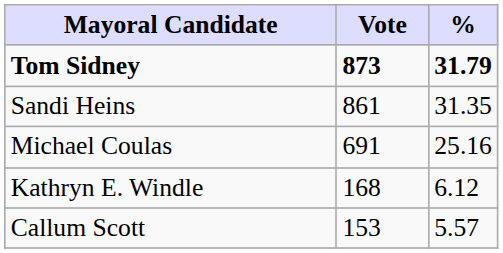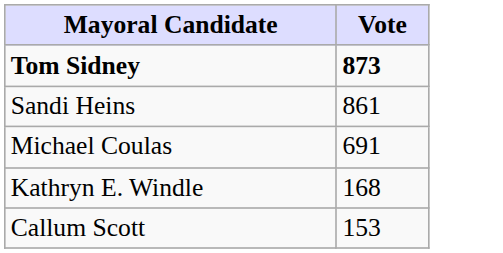- column: (463, 24)
